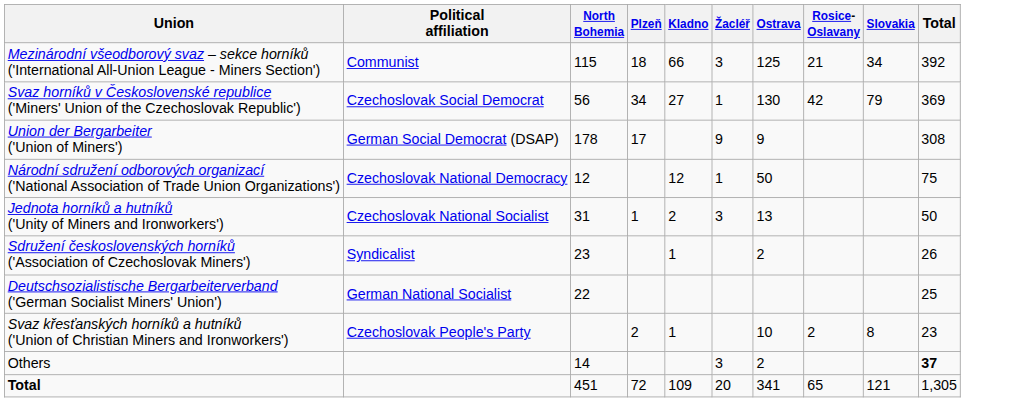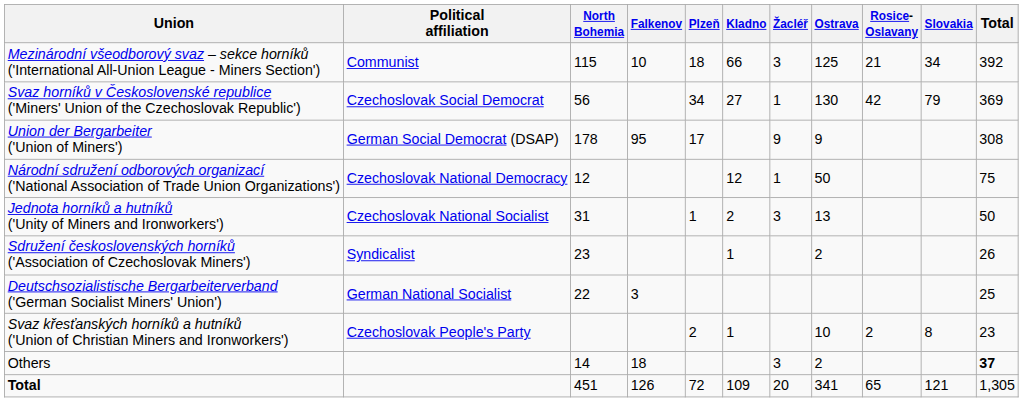+ column: (656, 24)
